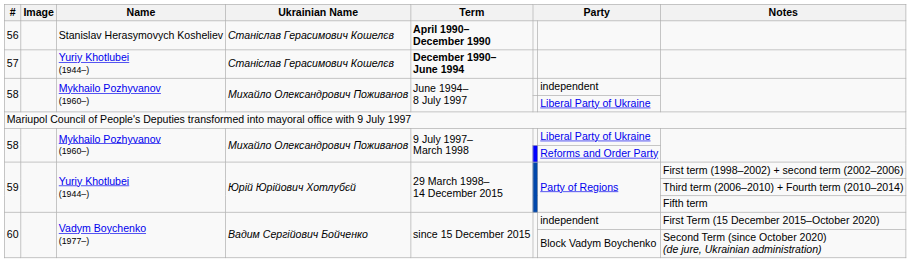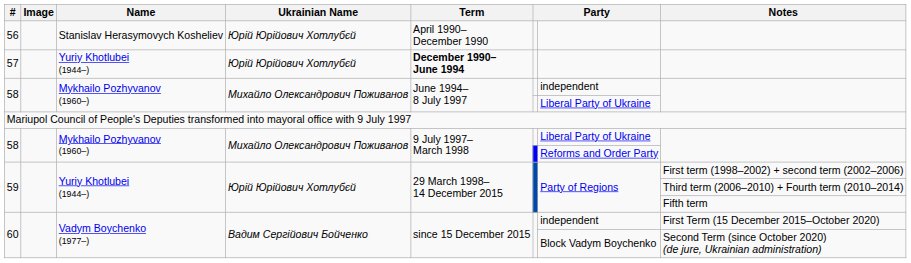(311, 35) Станіслав Герасимович Кошелєв -> (292, 35) Юрій Юрійович Хотлубєй
(452, 35) bold -> (451, 35) normal
(311, 64) Станіслав Герасимович Кошелєв -> (292, 64) Юрій Юрійович Хотлубєй
